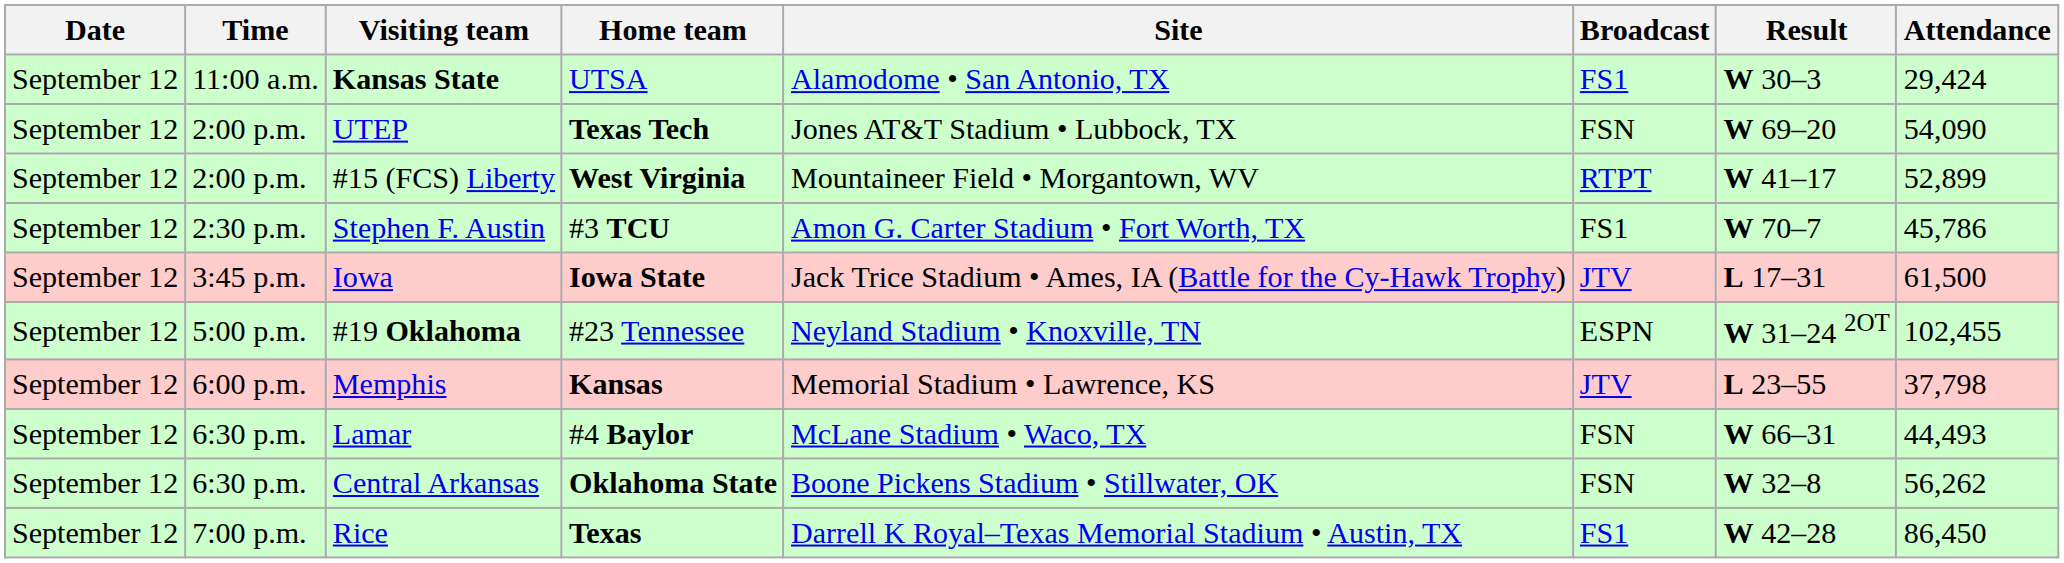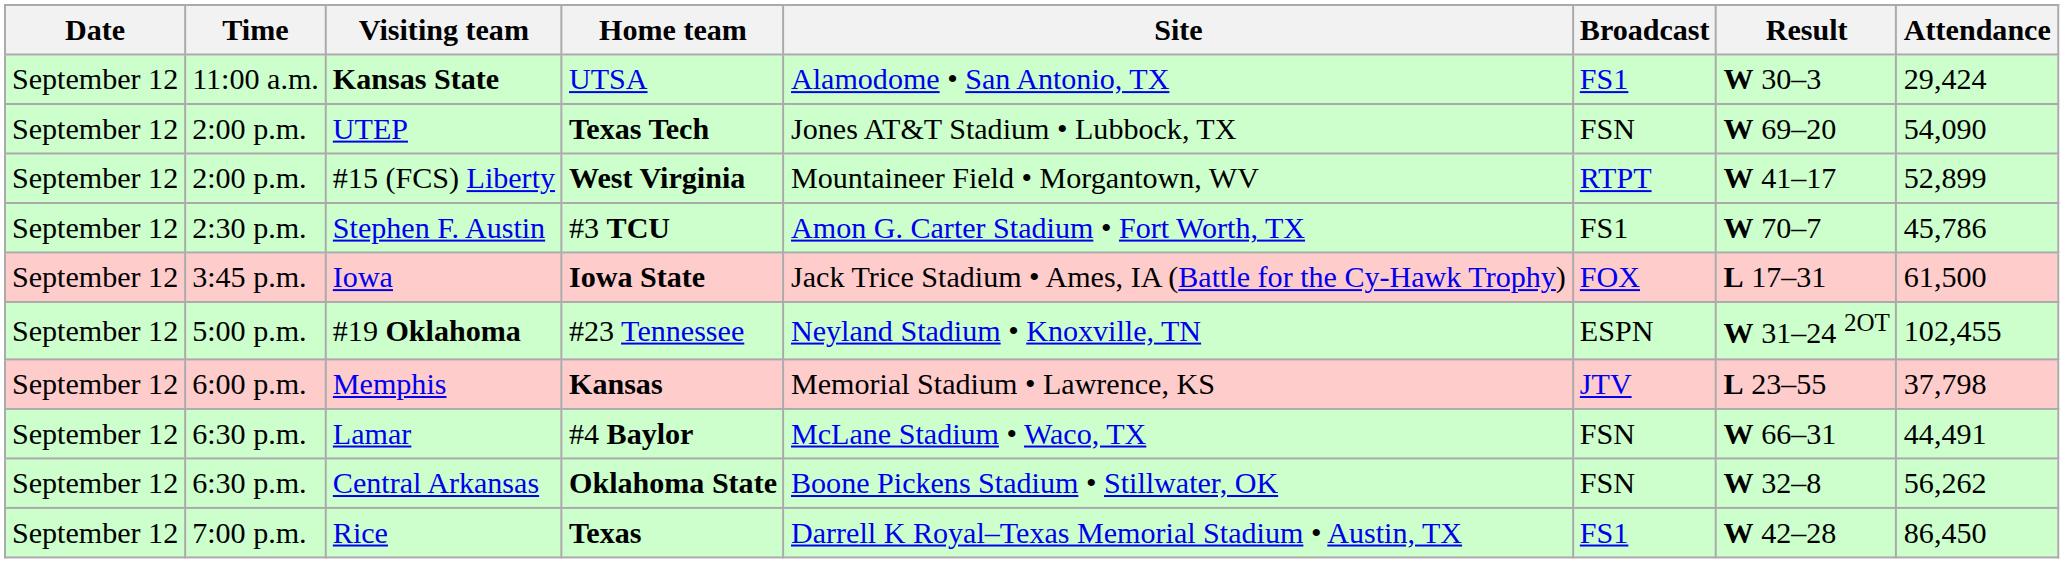(1606, 277) JTV -> (1610, 277) FOX
(1945, 432) 44,493 -> (1945, 432) 44,491
